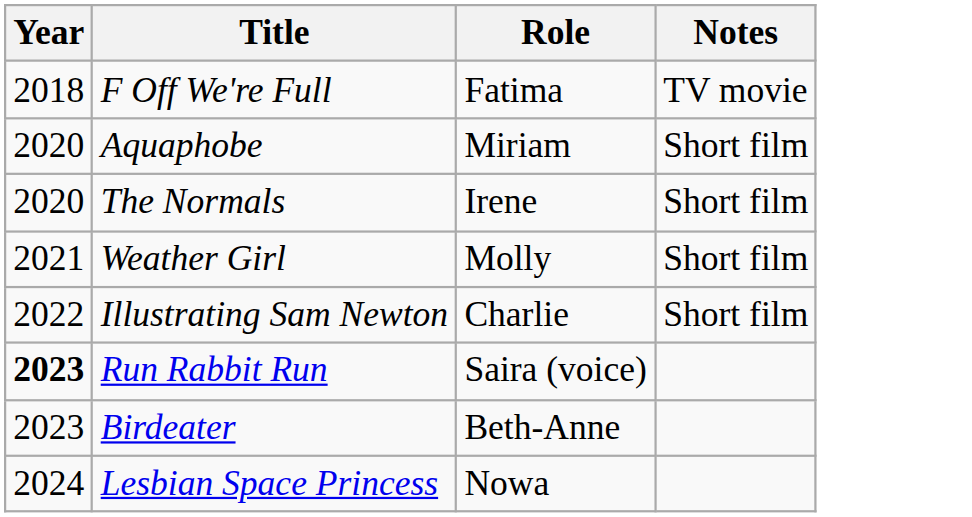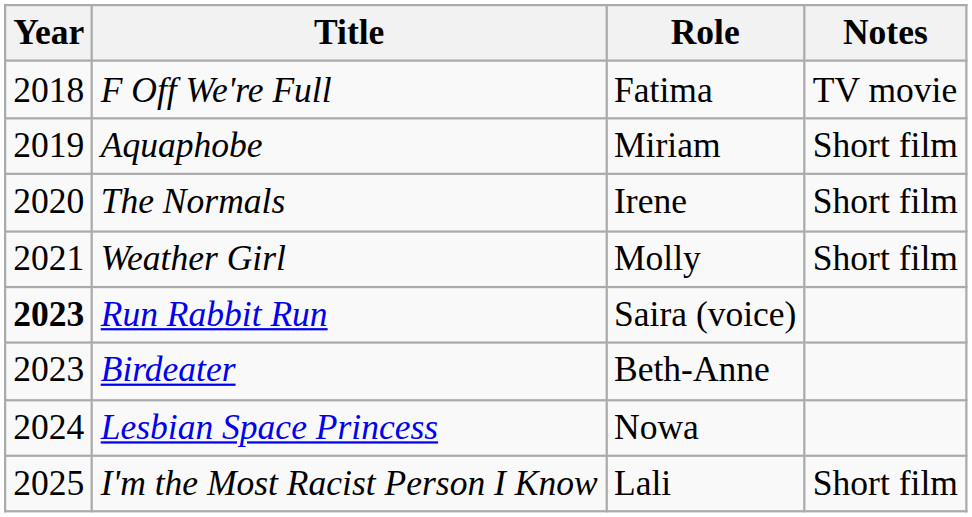(49, 145) 2020 -> (49, 145) 2019
- row: (274, 314)
+ row: (349, 483)
